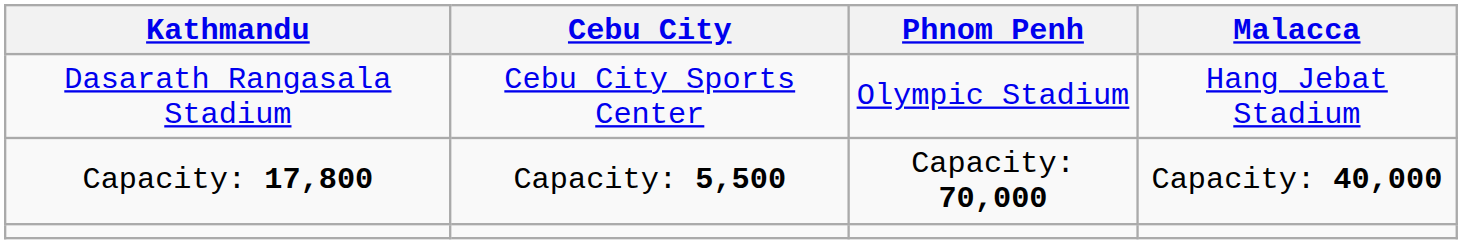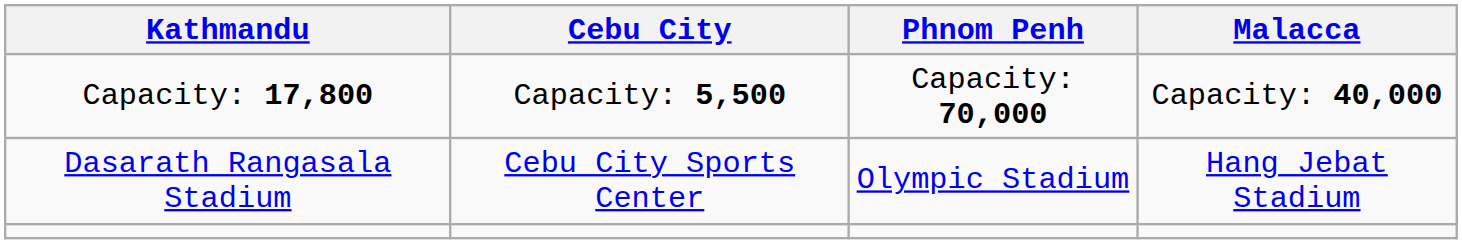rows swapped: (228, 97) <-> (228, 181)
